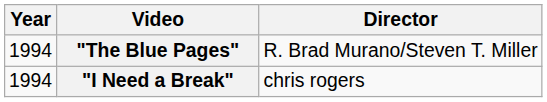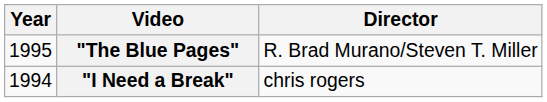(31, 50) 1994 -> (31, 50) 1995
